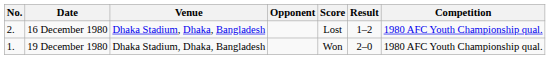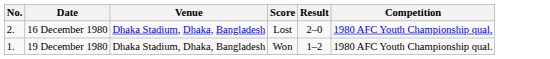- column: (293, 12)
(364, 29) 1–2 -> (314, 29) 2–0
(364, 46) 2–0 -> (314, 46) 1–2
